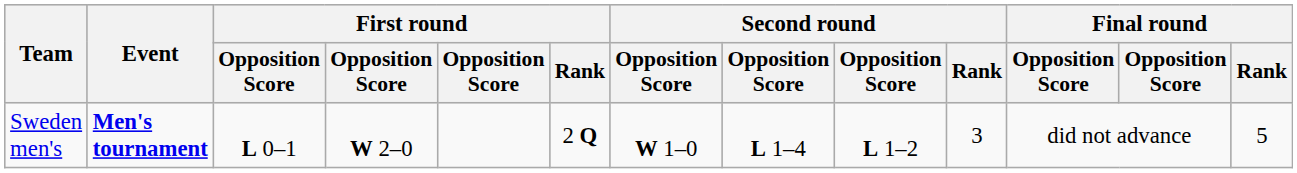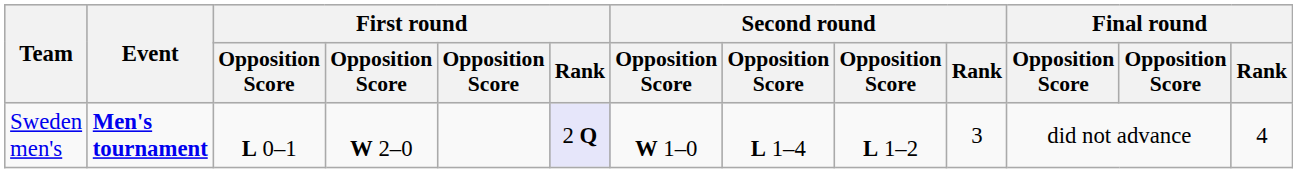(580, 135) no background -> (580, 135) lavender background
(1262, 135) 5 -> (1262, 135) 4
